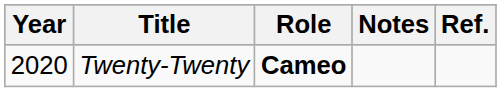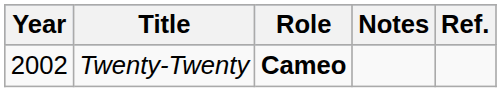(39, 65) 2020 -> (39, 65) 2002
